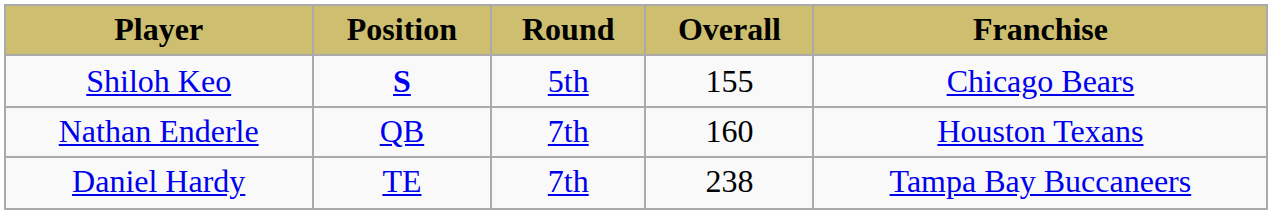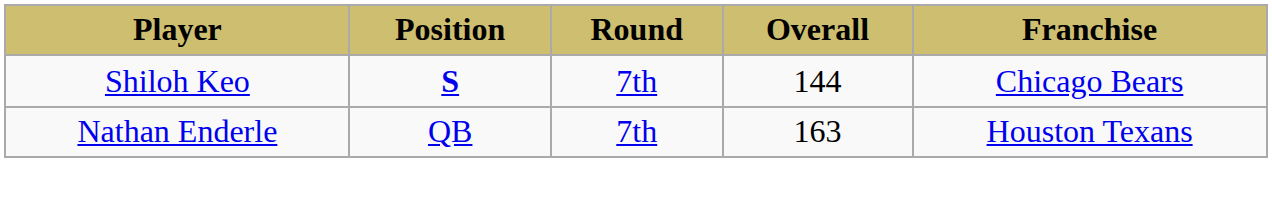(568, 80) 5th -> (637, 80) 7th
(729, 80) 155 -> (818, 80) 144
(729, 131) 160 -> (818, 131) 163
- row: (159, 182)
